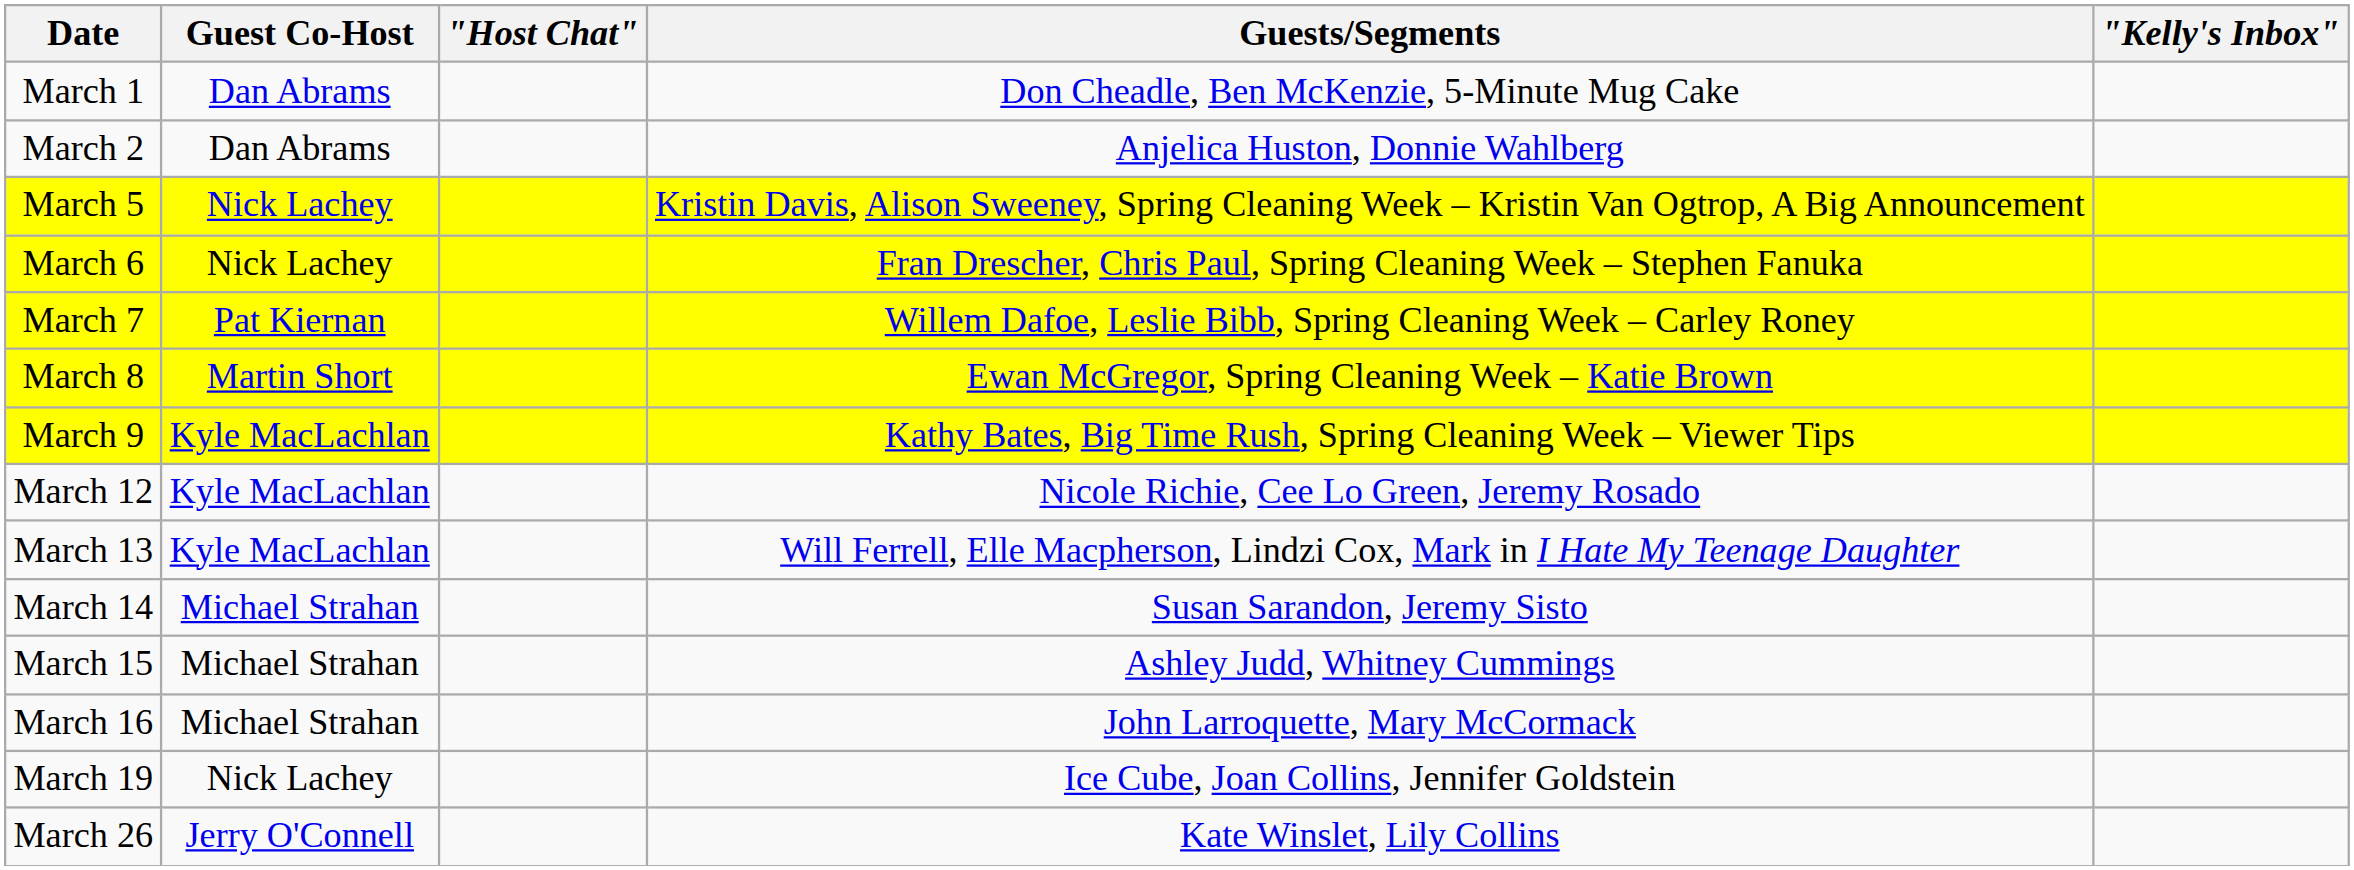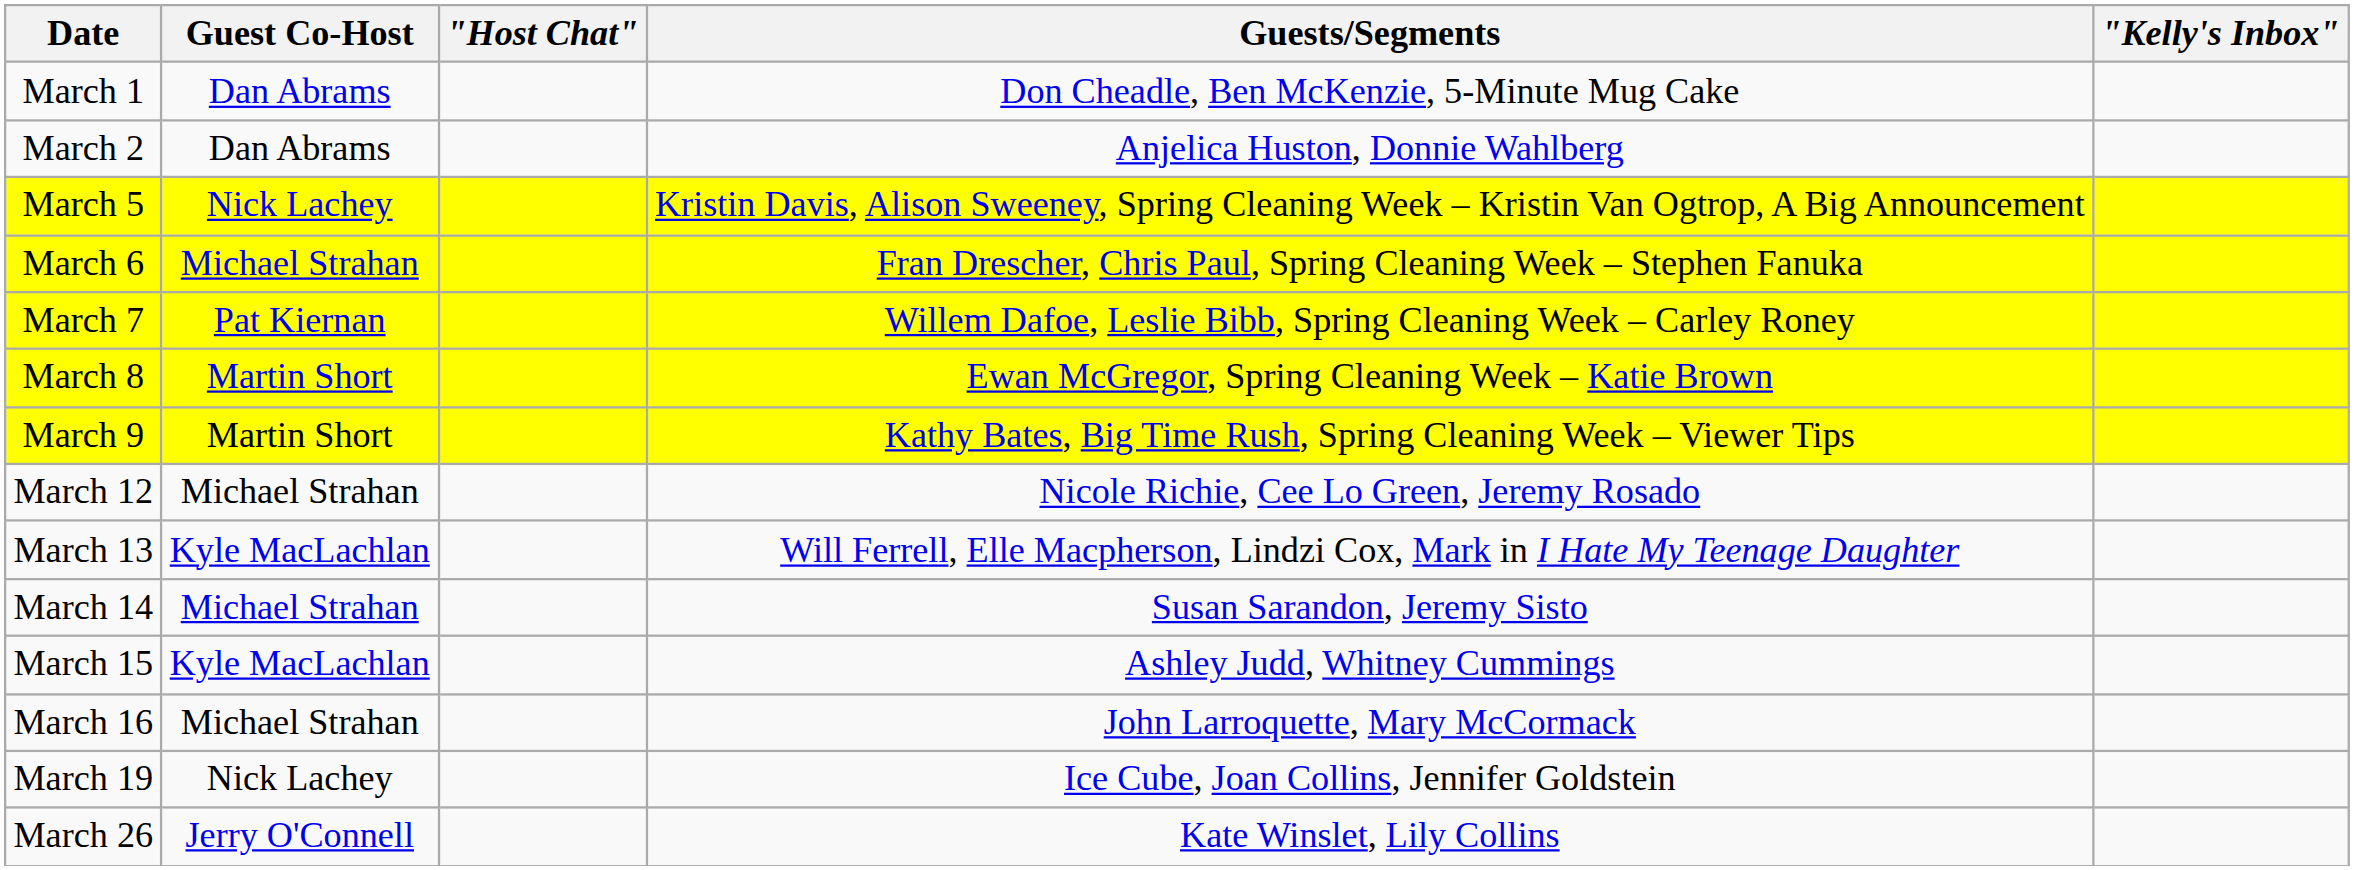(300, 262) Nick Lachey -> (300, 262) Michael Strahan
(300, 434) Kyle MacLachlan -> (300, 434) Martin Short
(300, 491) Kyle MacLachlan -> (300, 491) Michael Strahan
(300, 663) Michael Strahan -> (300, 663) Kyle MacLachlan
